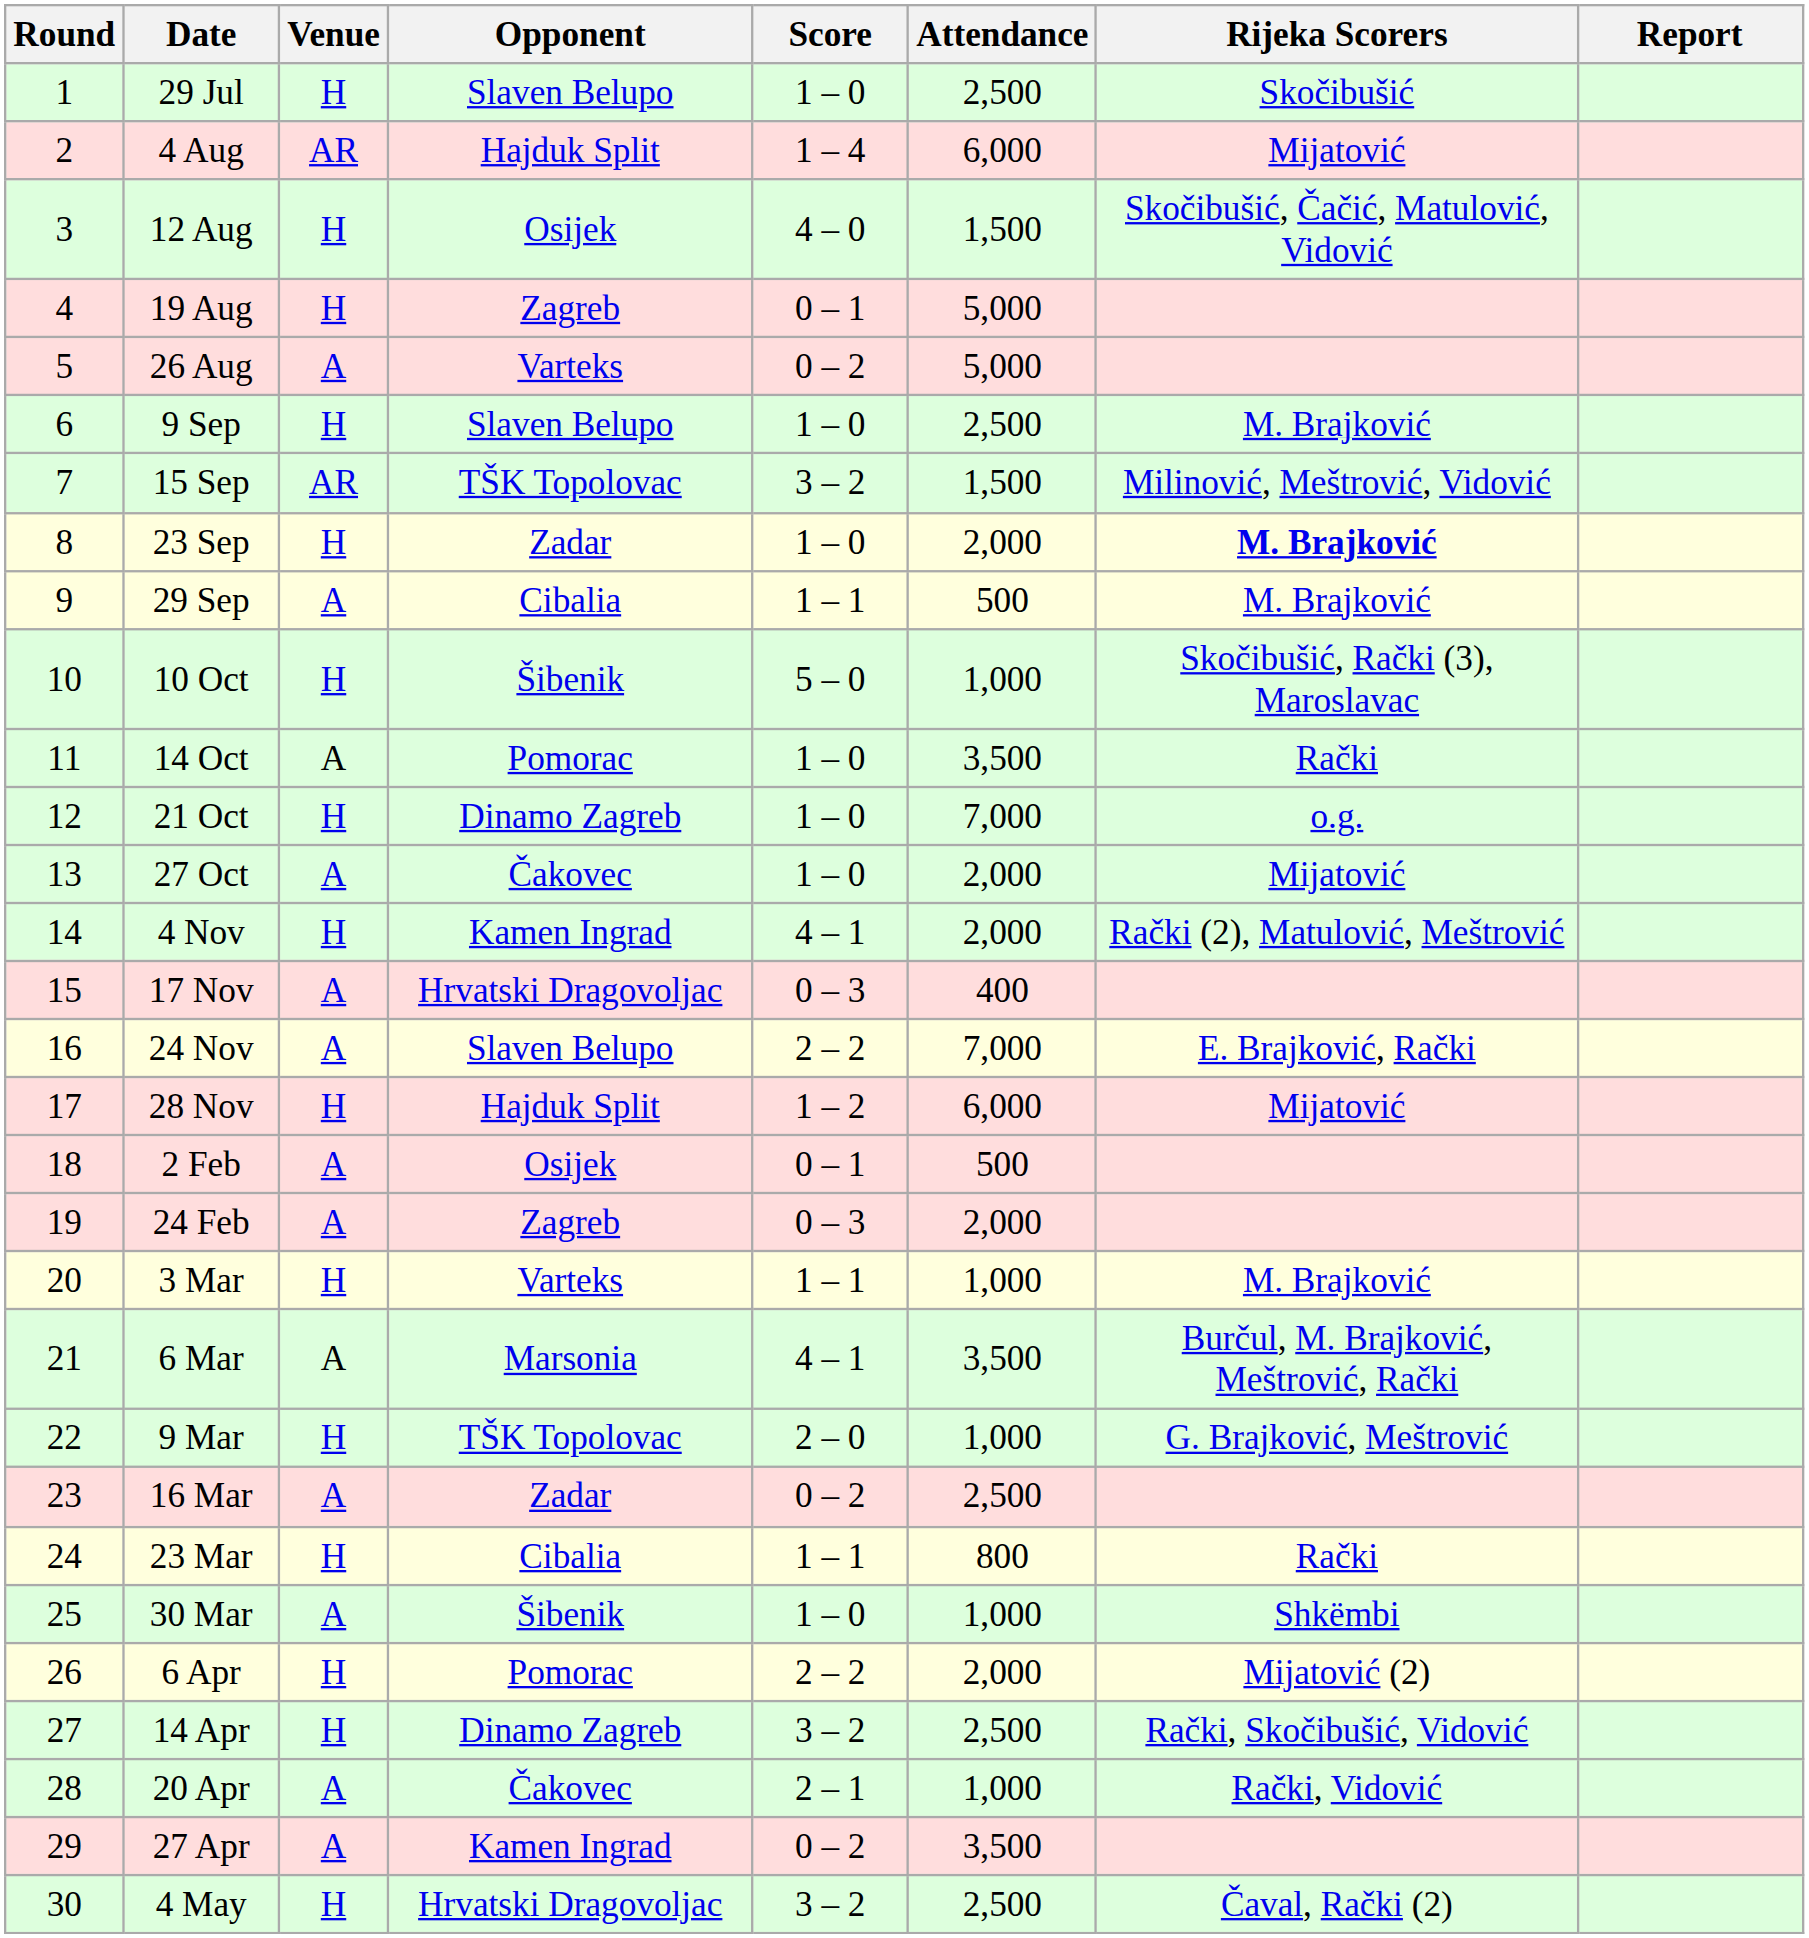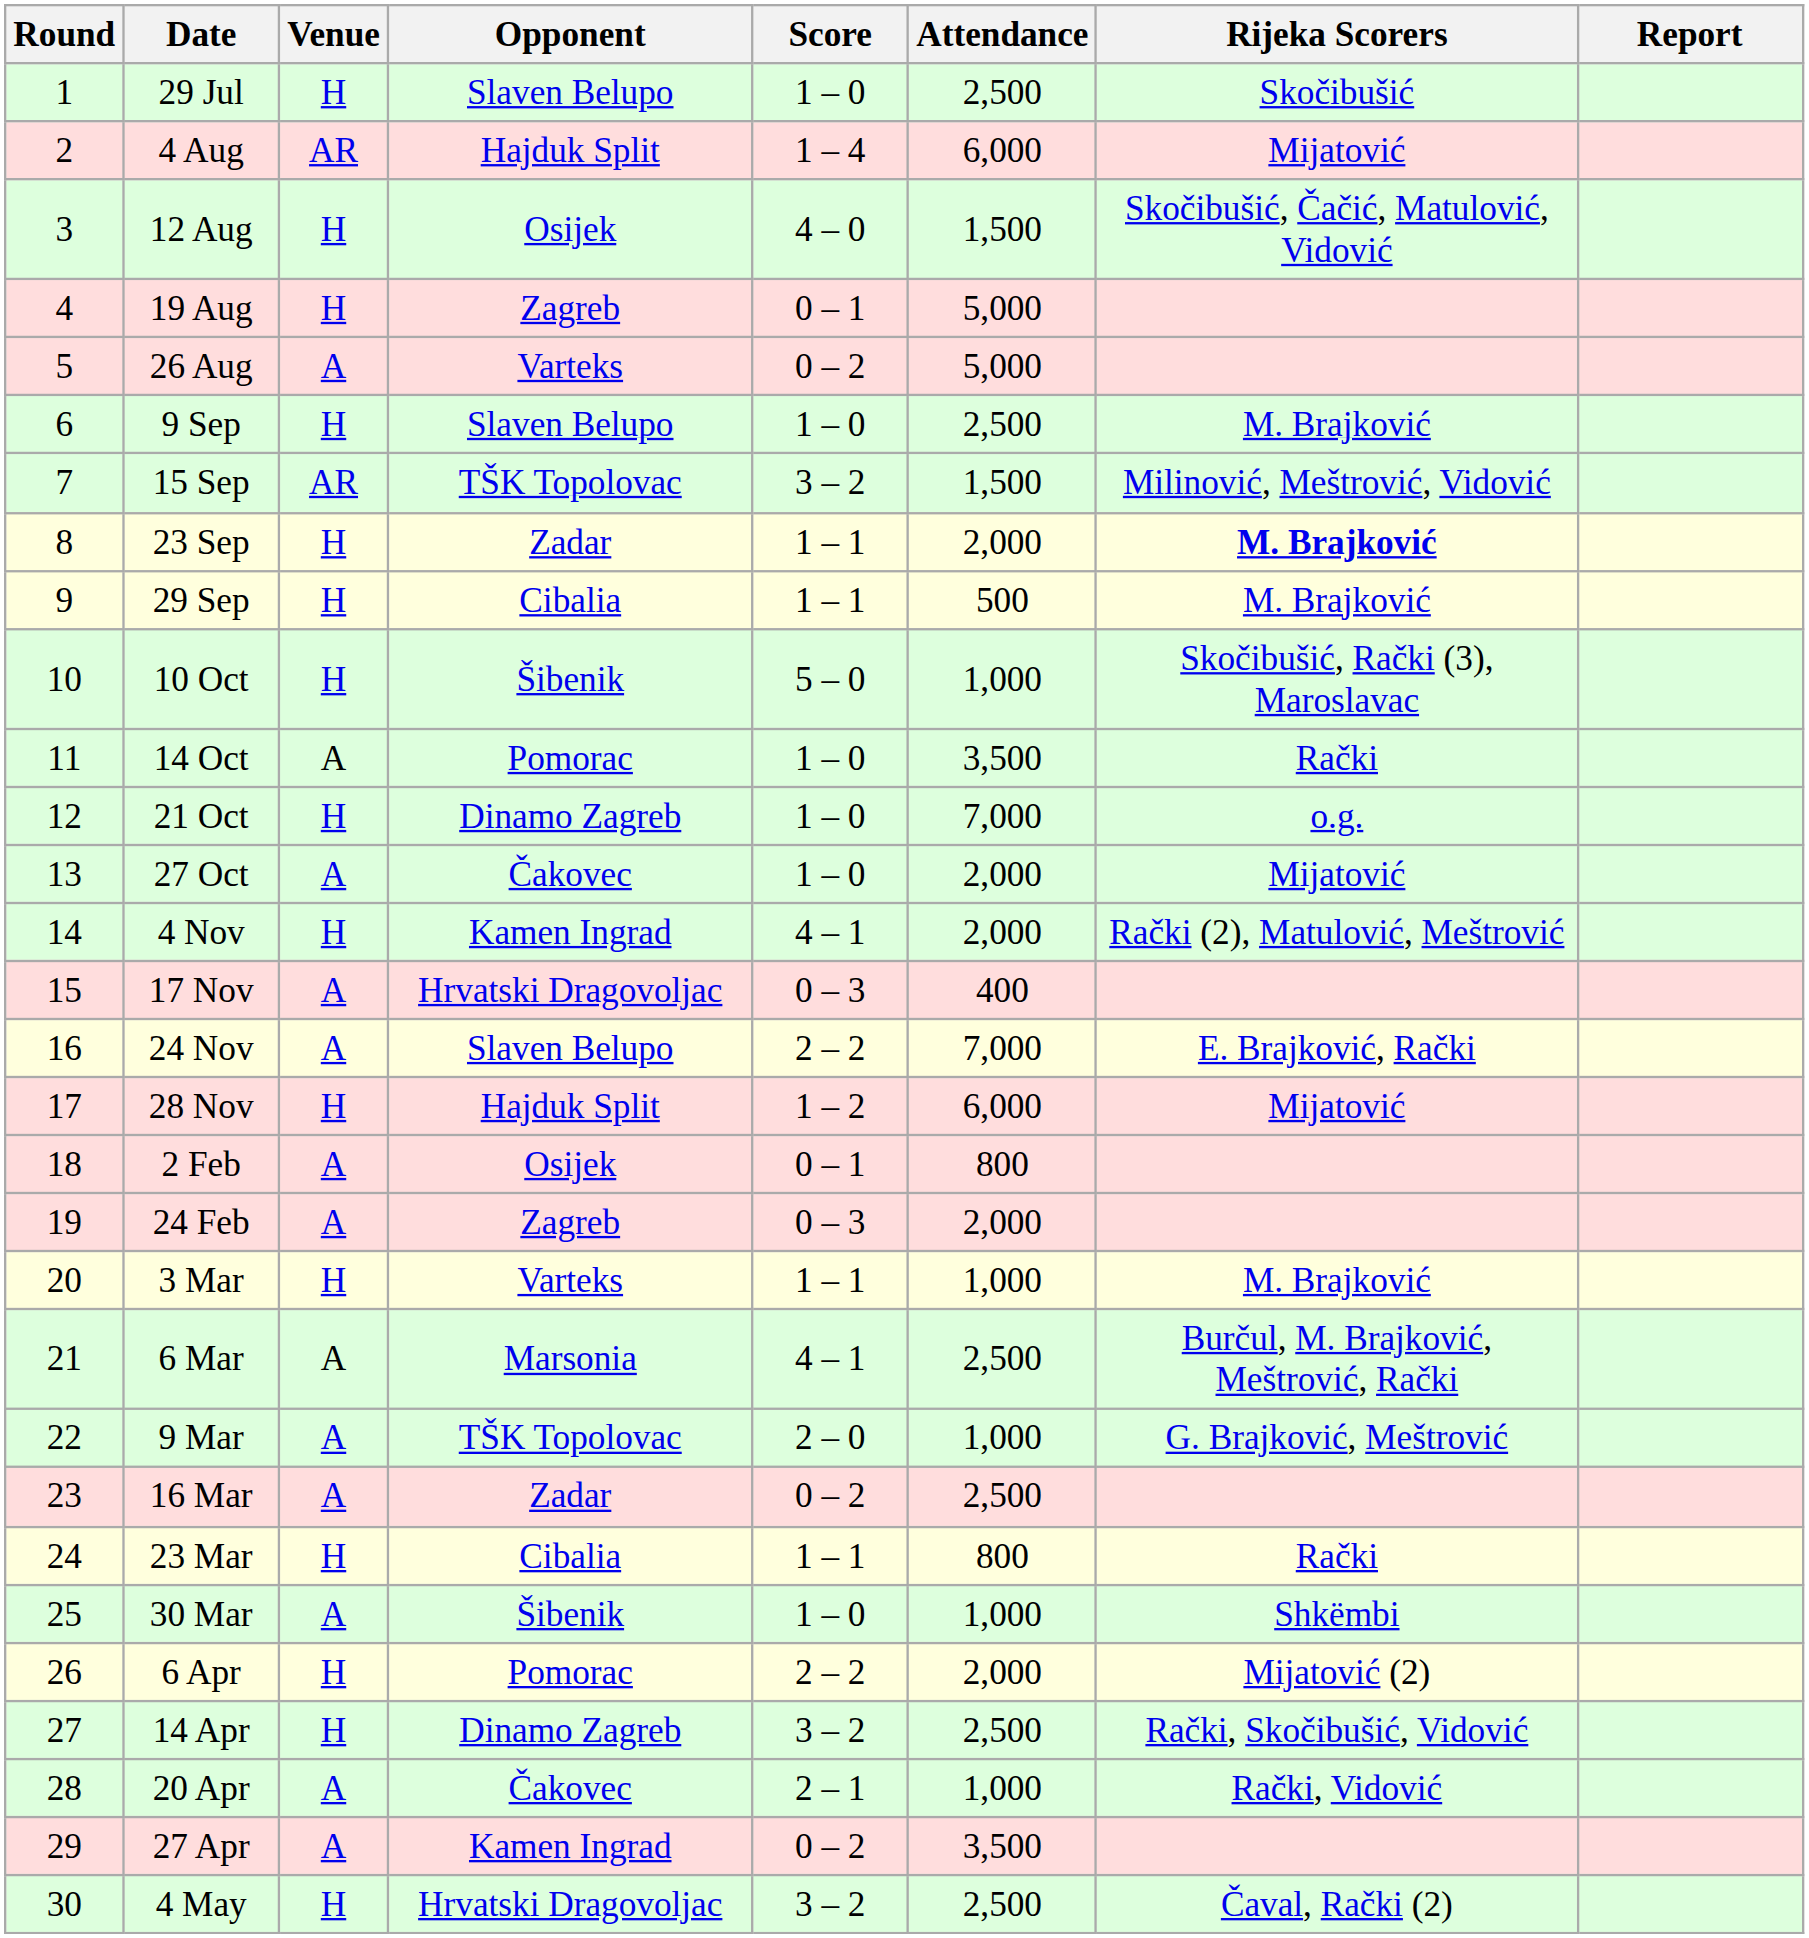(830, 540) 1 – 0 -> (830, 540) 1 – 1
(334, 598) A -> (334, 598) H
(1002, 1163) 500 -> (1002, 1163) 800
(1002, 1359) 3,500 -> (1002, 1359) 2,500
(334, 1438) H -> (334, 1438) A
